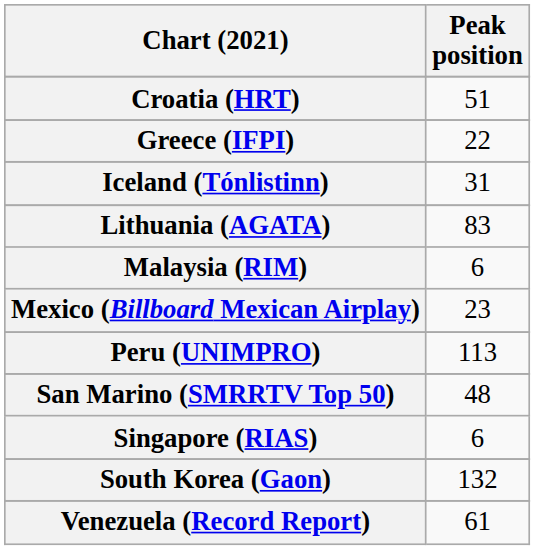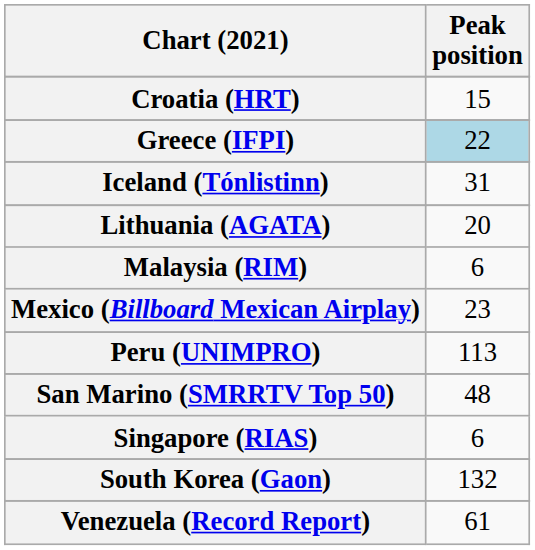(478, 98) 51 -> (478, 98) 15
(478, 140) no background -> (478, 140) lightblue background
(478, 225) 83 -> (478, 225) 20
